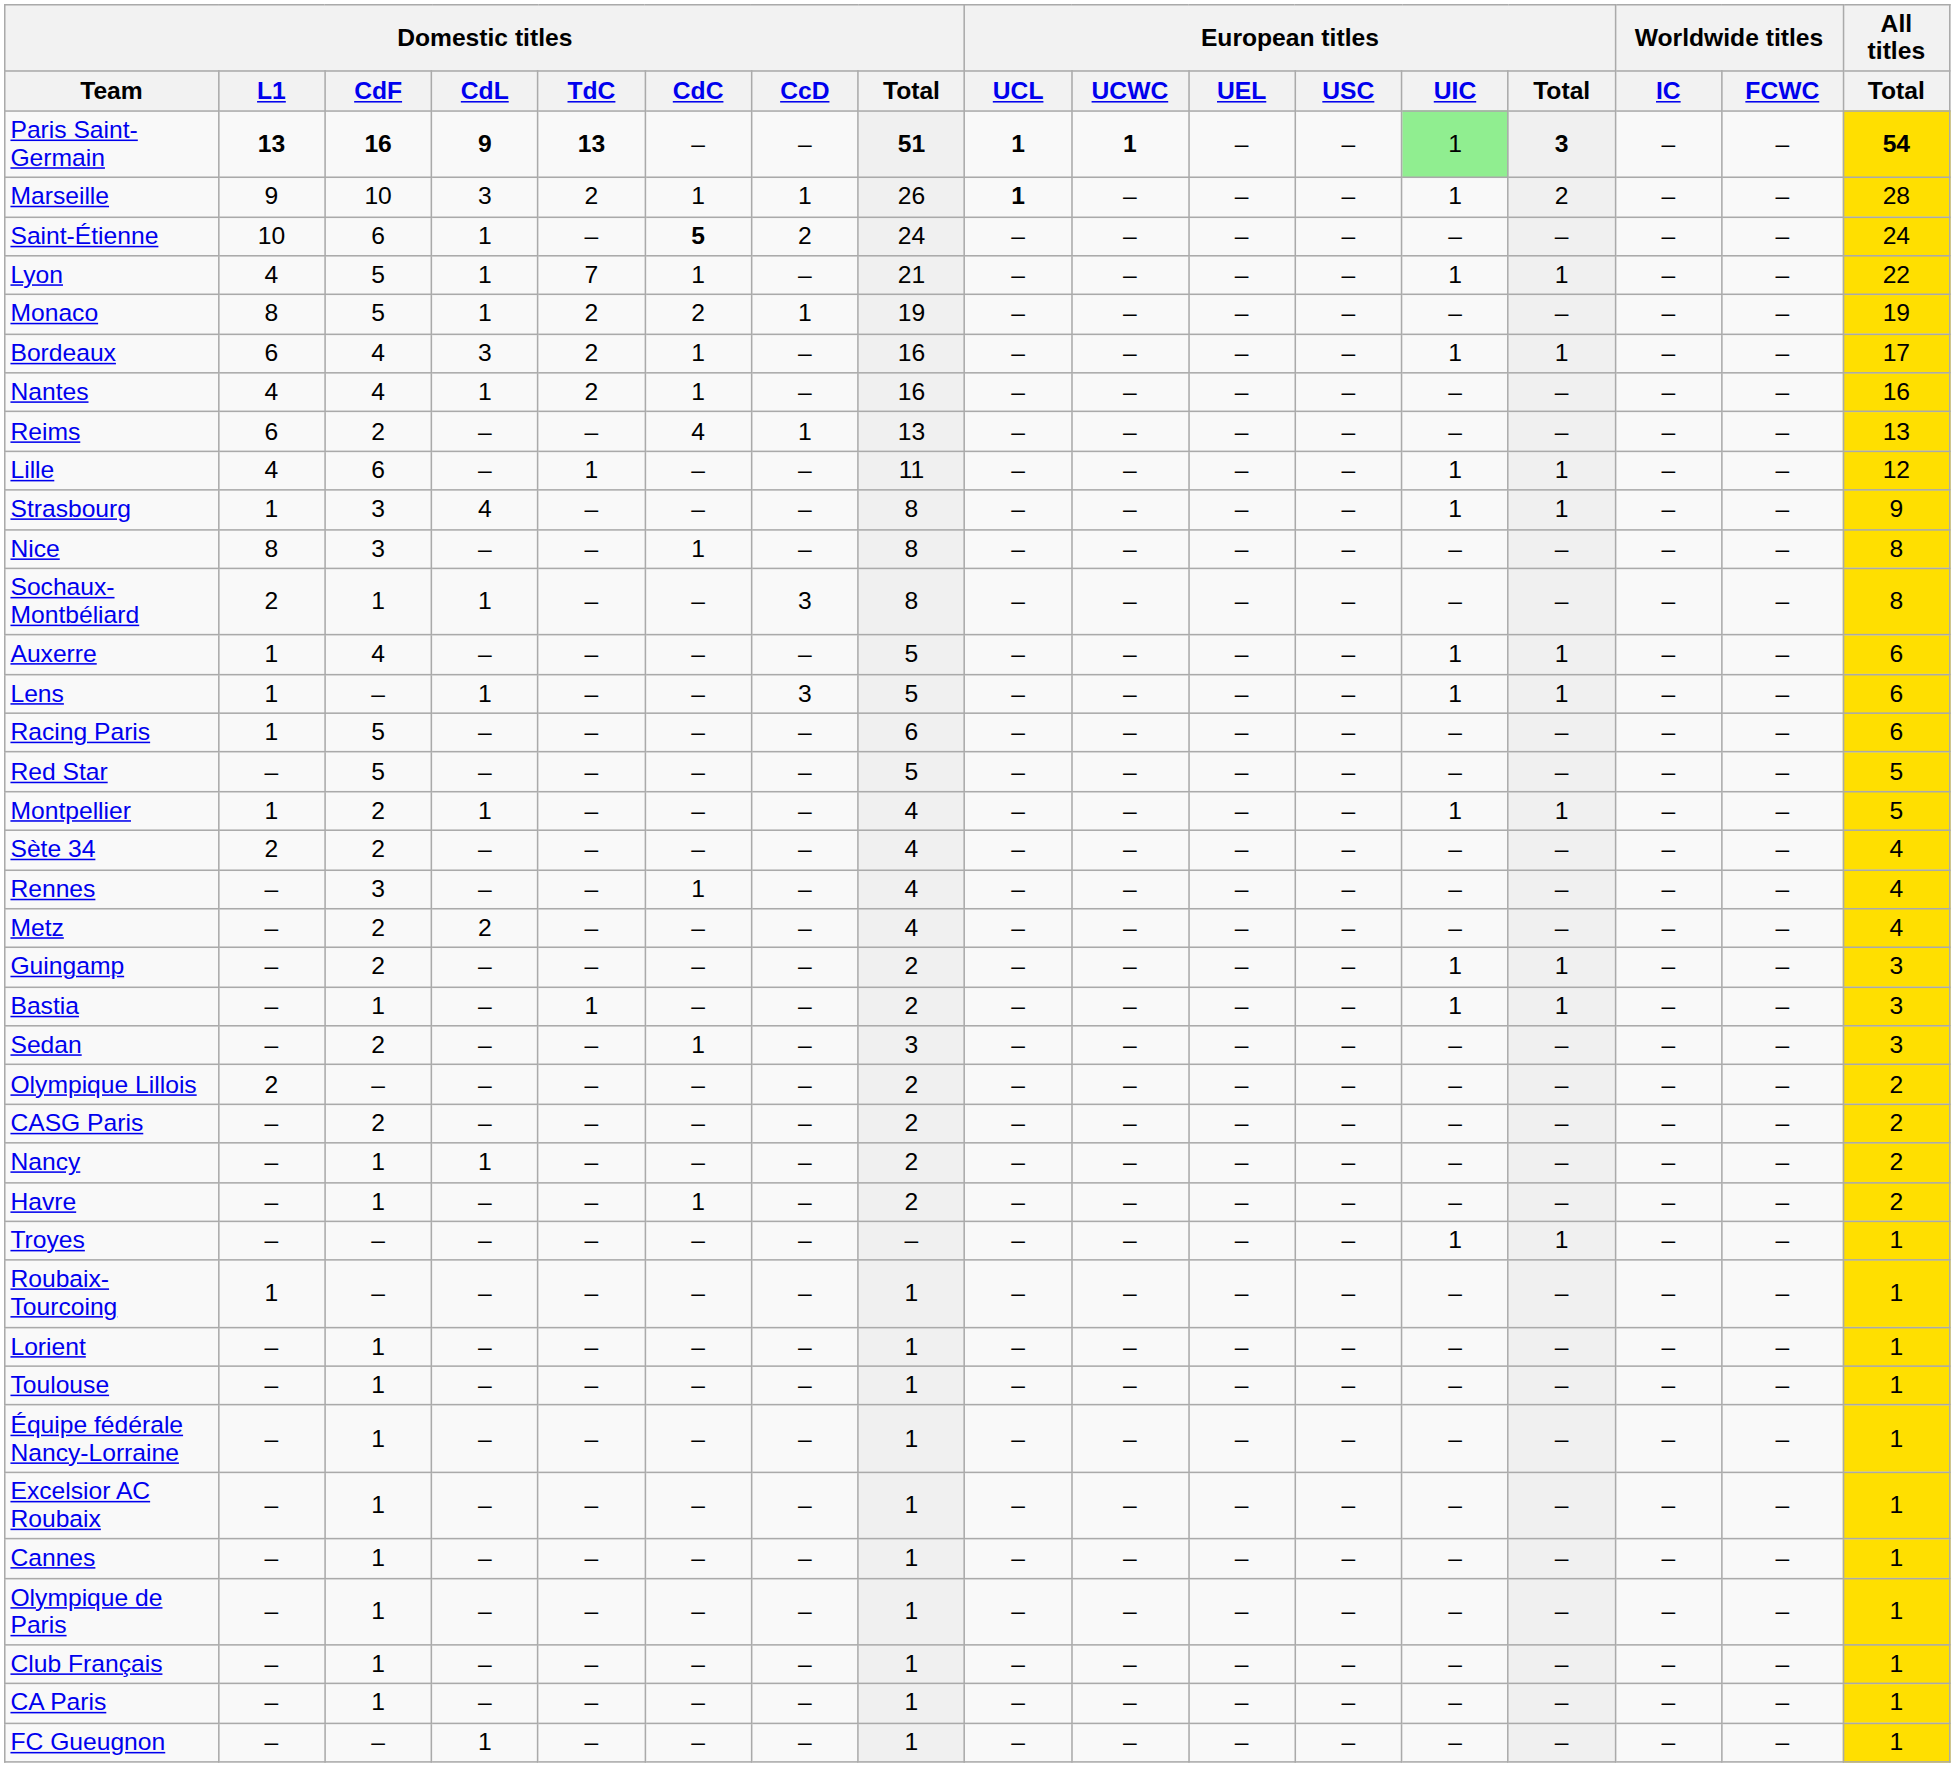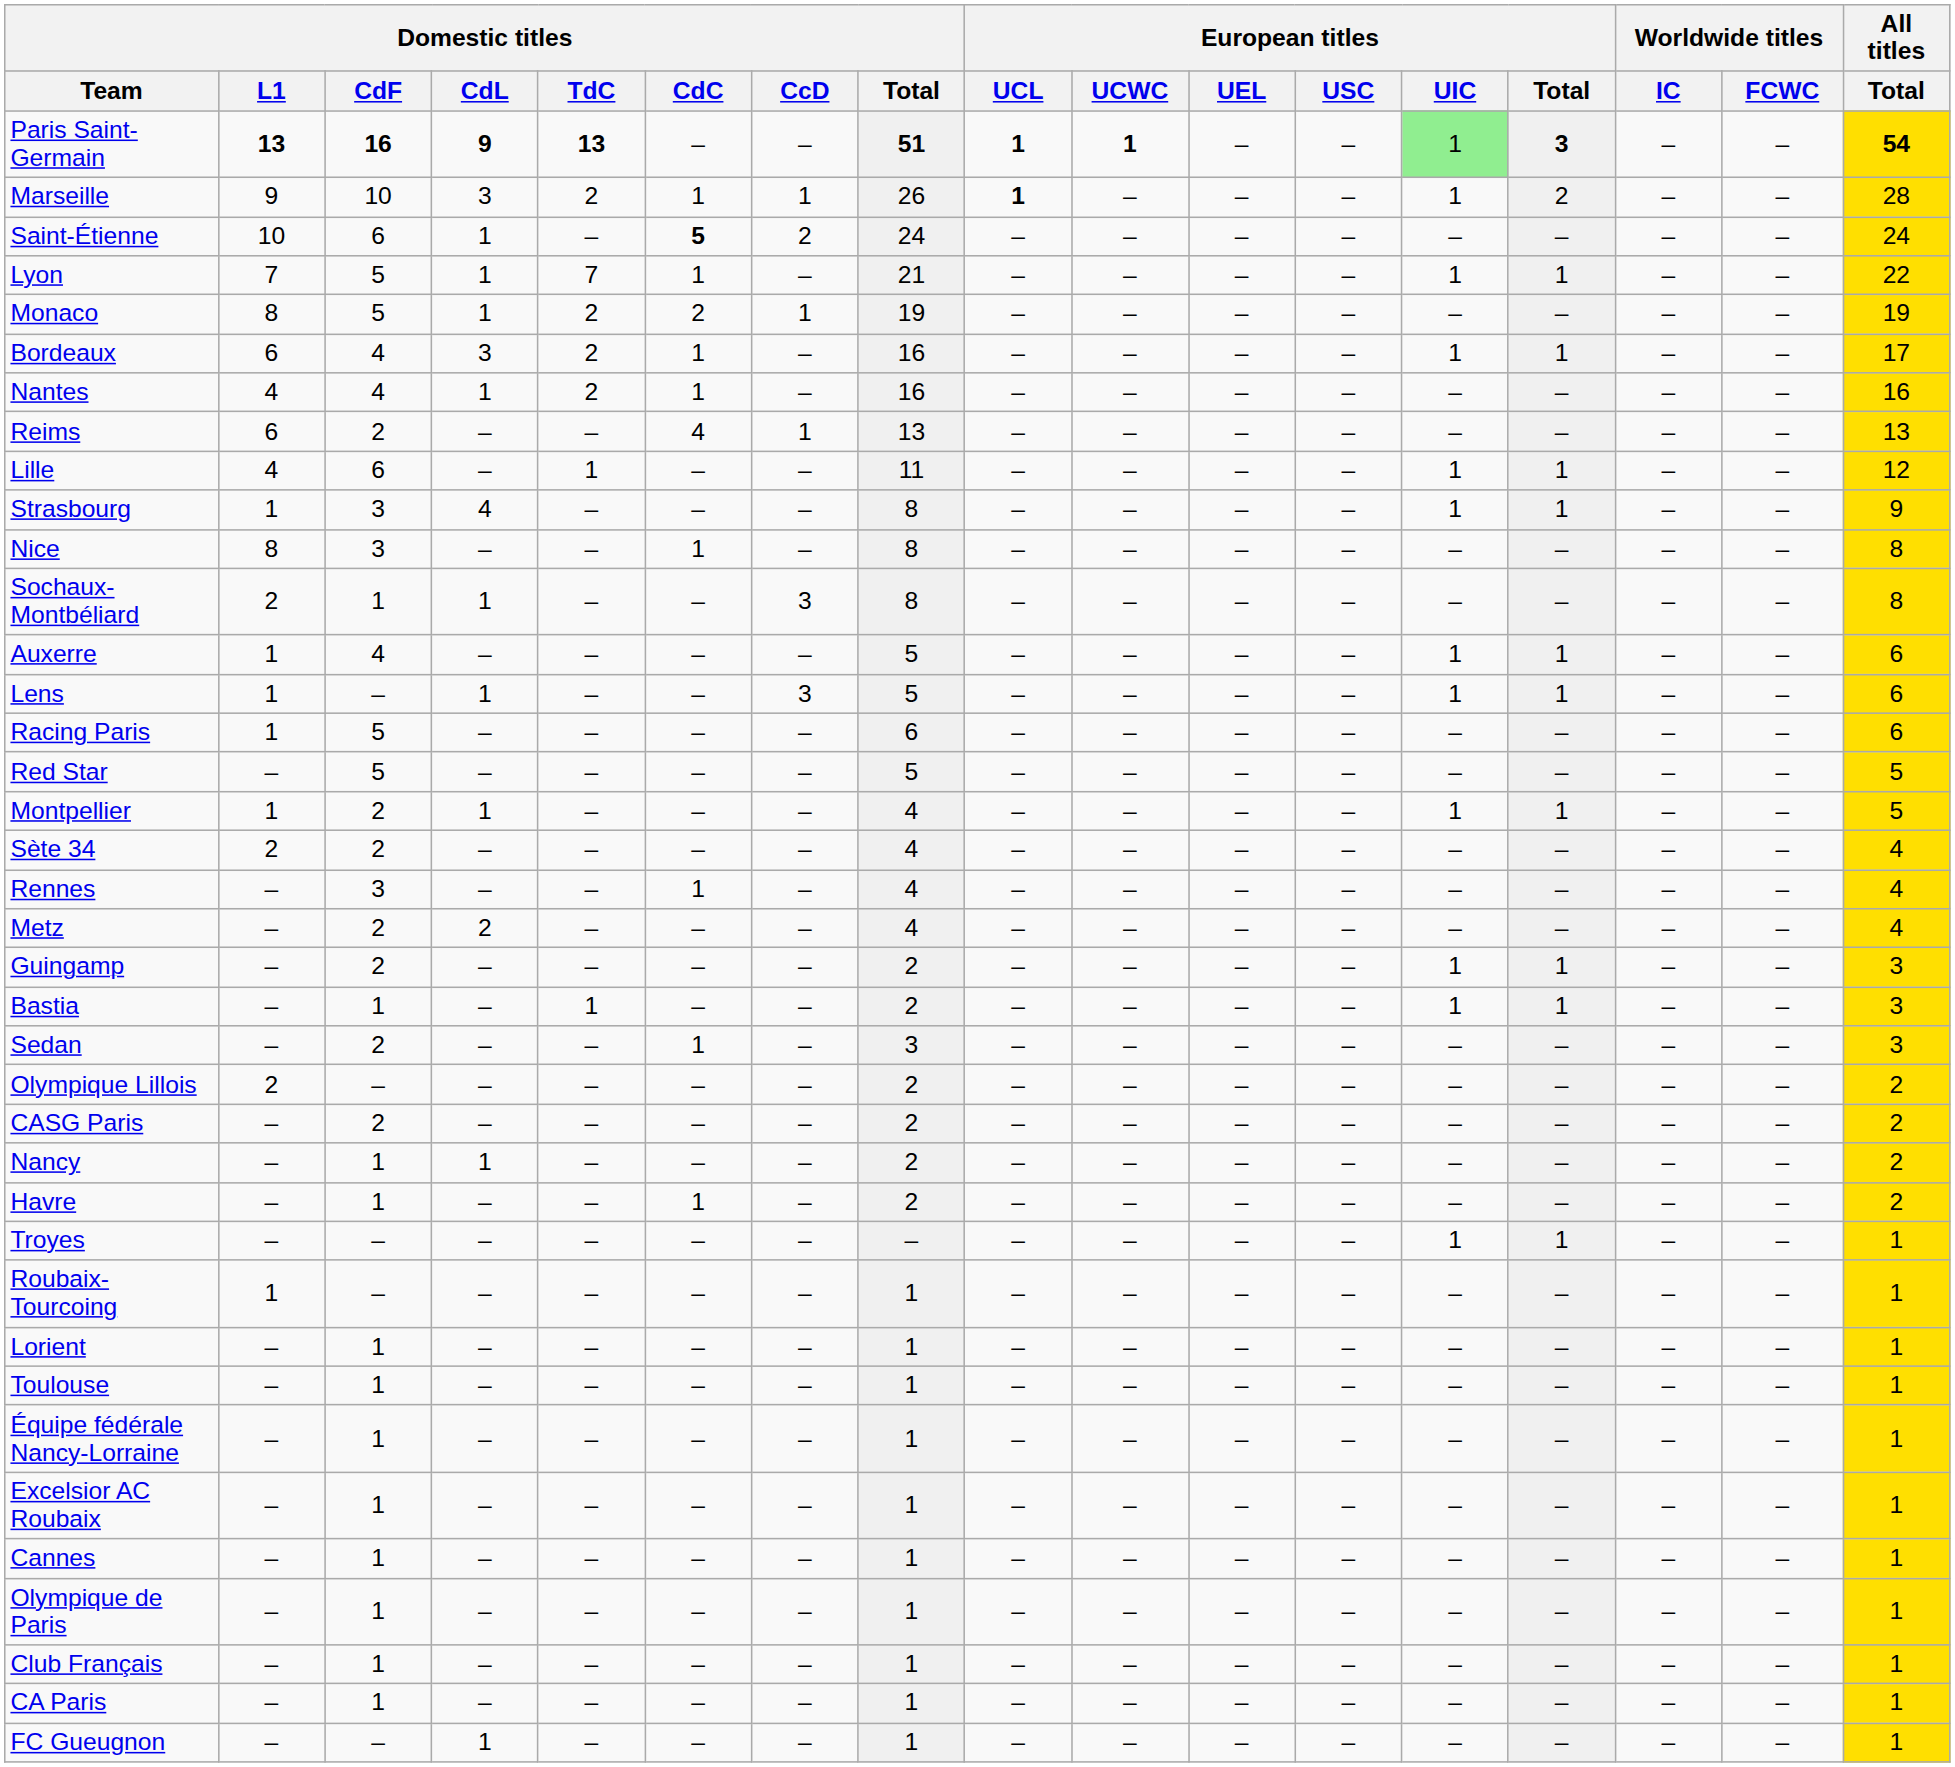(271, 274) 4 -> (271, 274) 7
